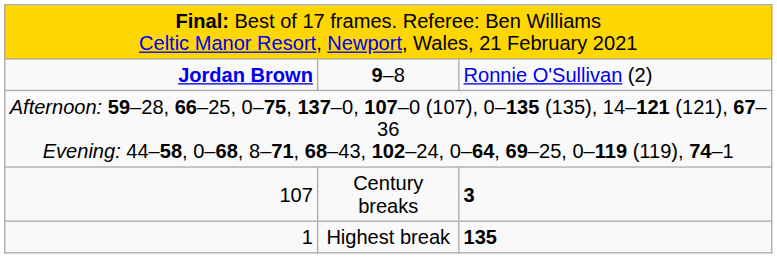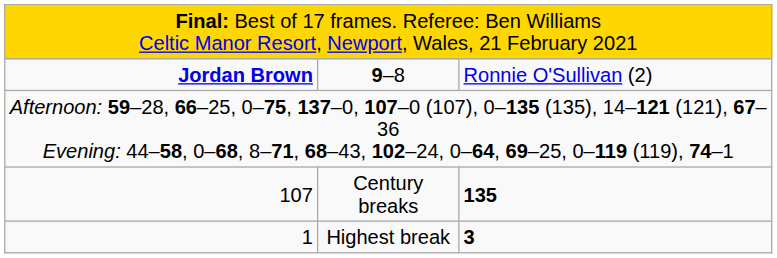(469, 195) 3 -> (480, 195) 135
(480, 238) 135 -> (469, 238) 3
